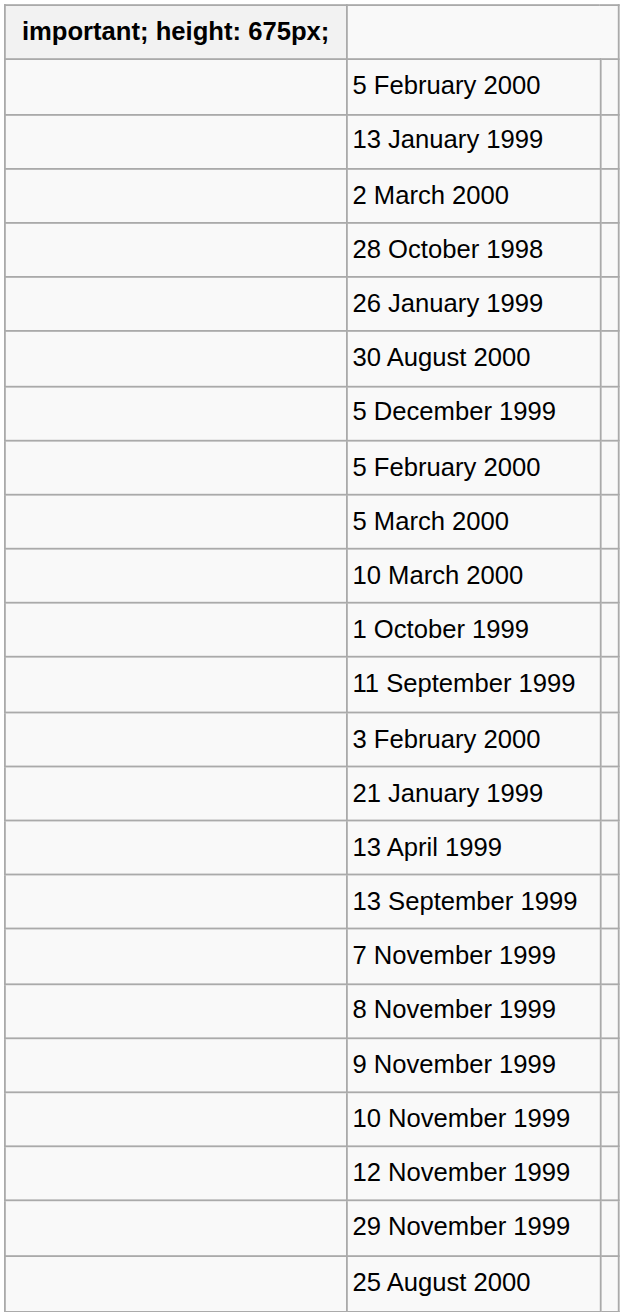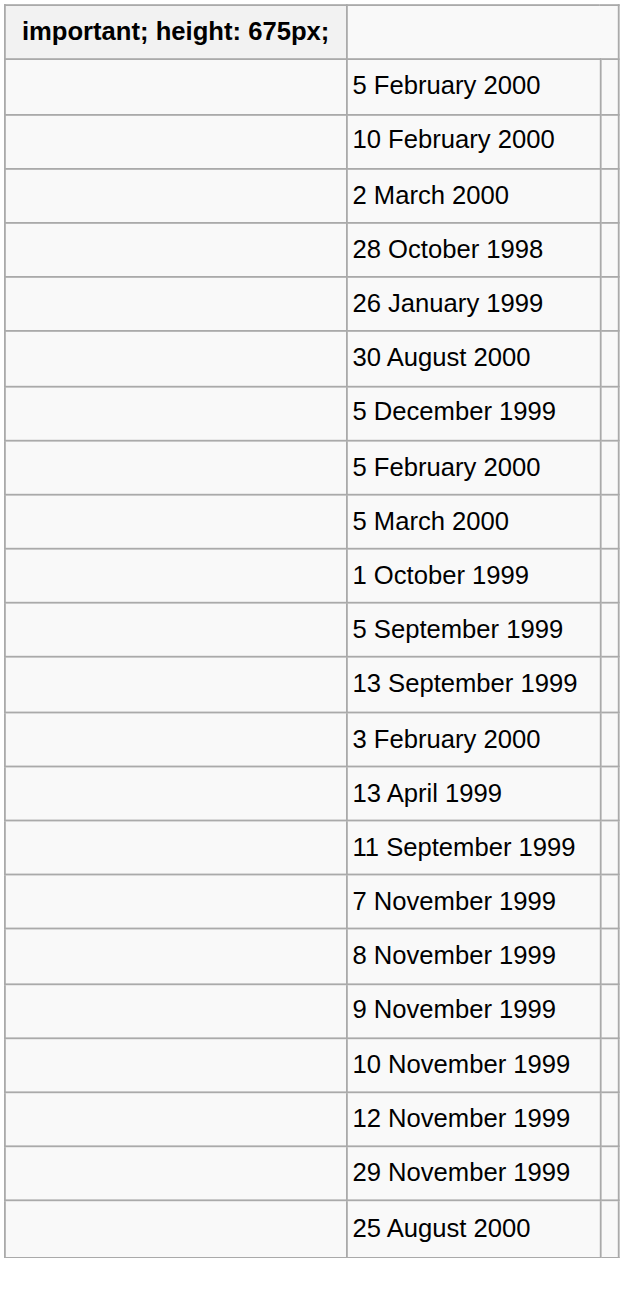- row: (176, 141)
+ row: (176, 141)
- row: (176, 576)
+ row: (176, 630)
rows swapped: (176, 902) <-> (176, 685)
- row: (176, 793)
